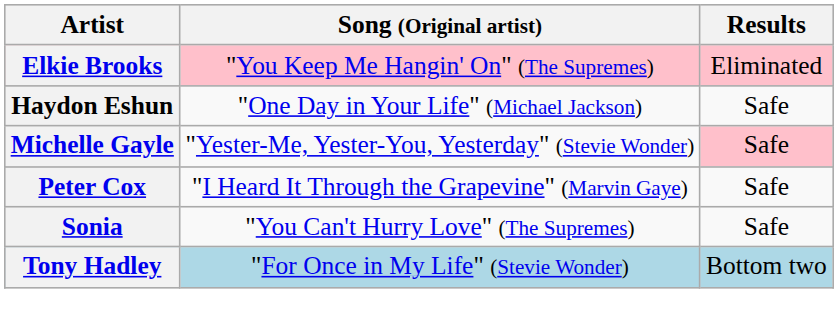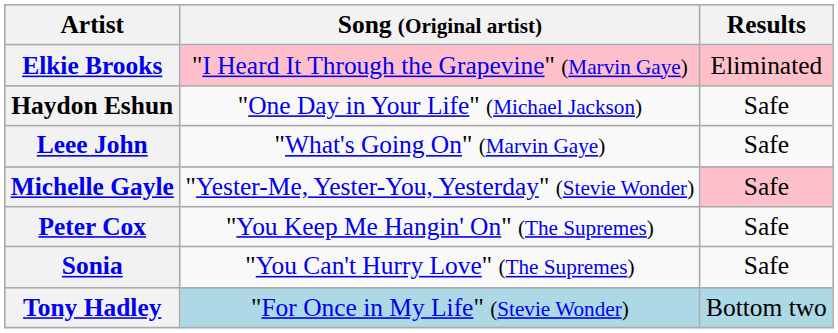(440, 65) "You Keep Me Hangin' On" (The Supremes) -> (440, 65) "I Heard It Through the Grapevine" (Marvin Gaye)
+ row: (92, 145)
(440, 186) "I Heard It Through the Grapevine" (Marvin Gaye) -> (440, 226) "You Keep Me Hangin' On" (The Supremes)
